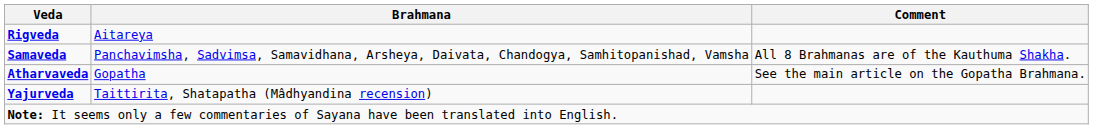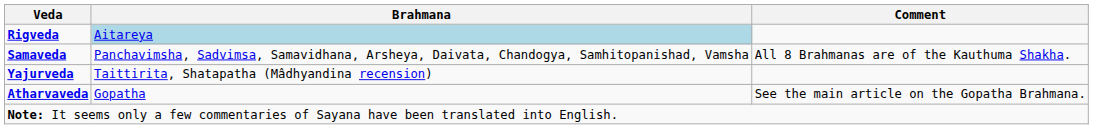(124, 34) no background -> (124, 34) lightblue background
rows swapped: (40, 94) <-> (48, 74)
